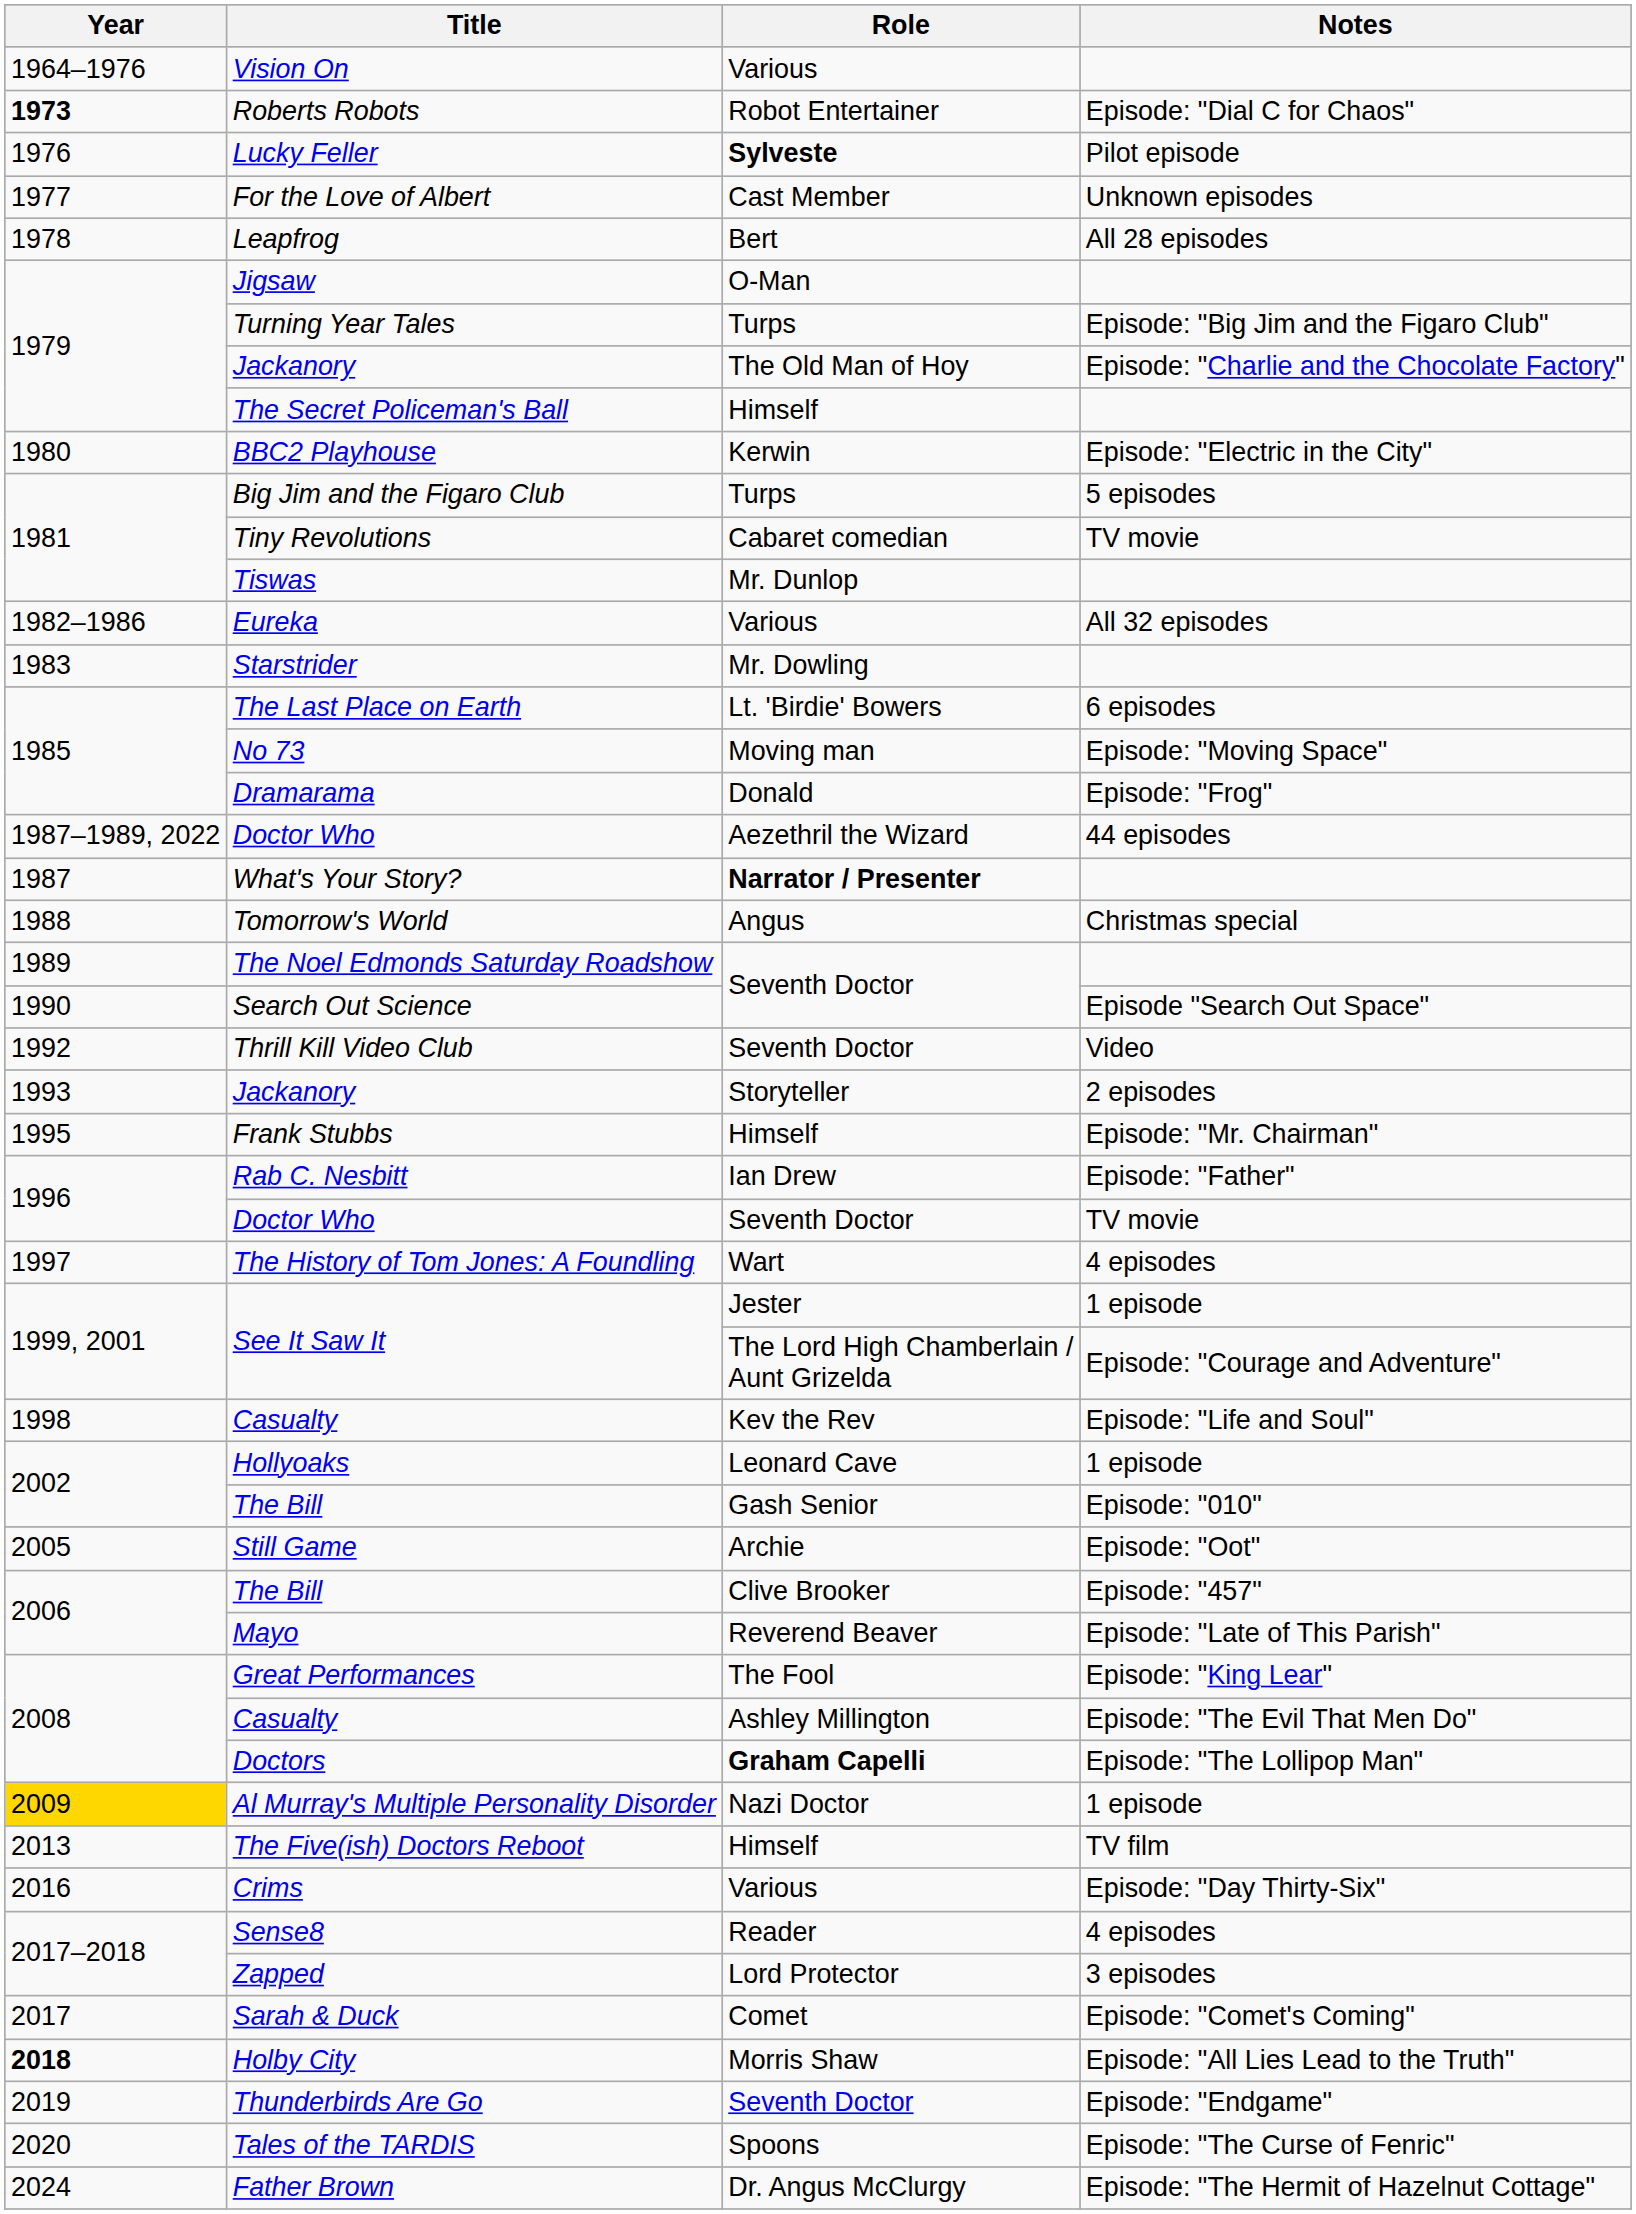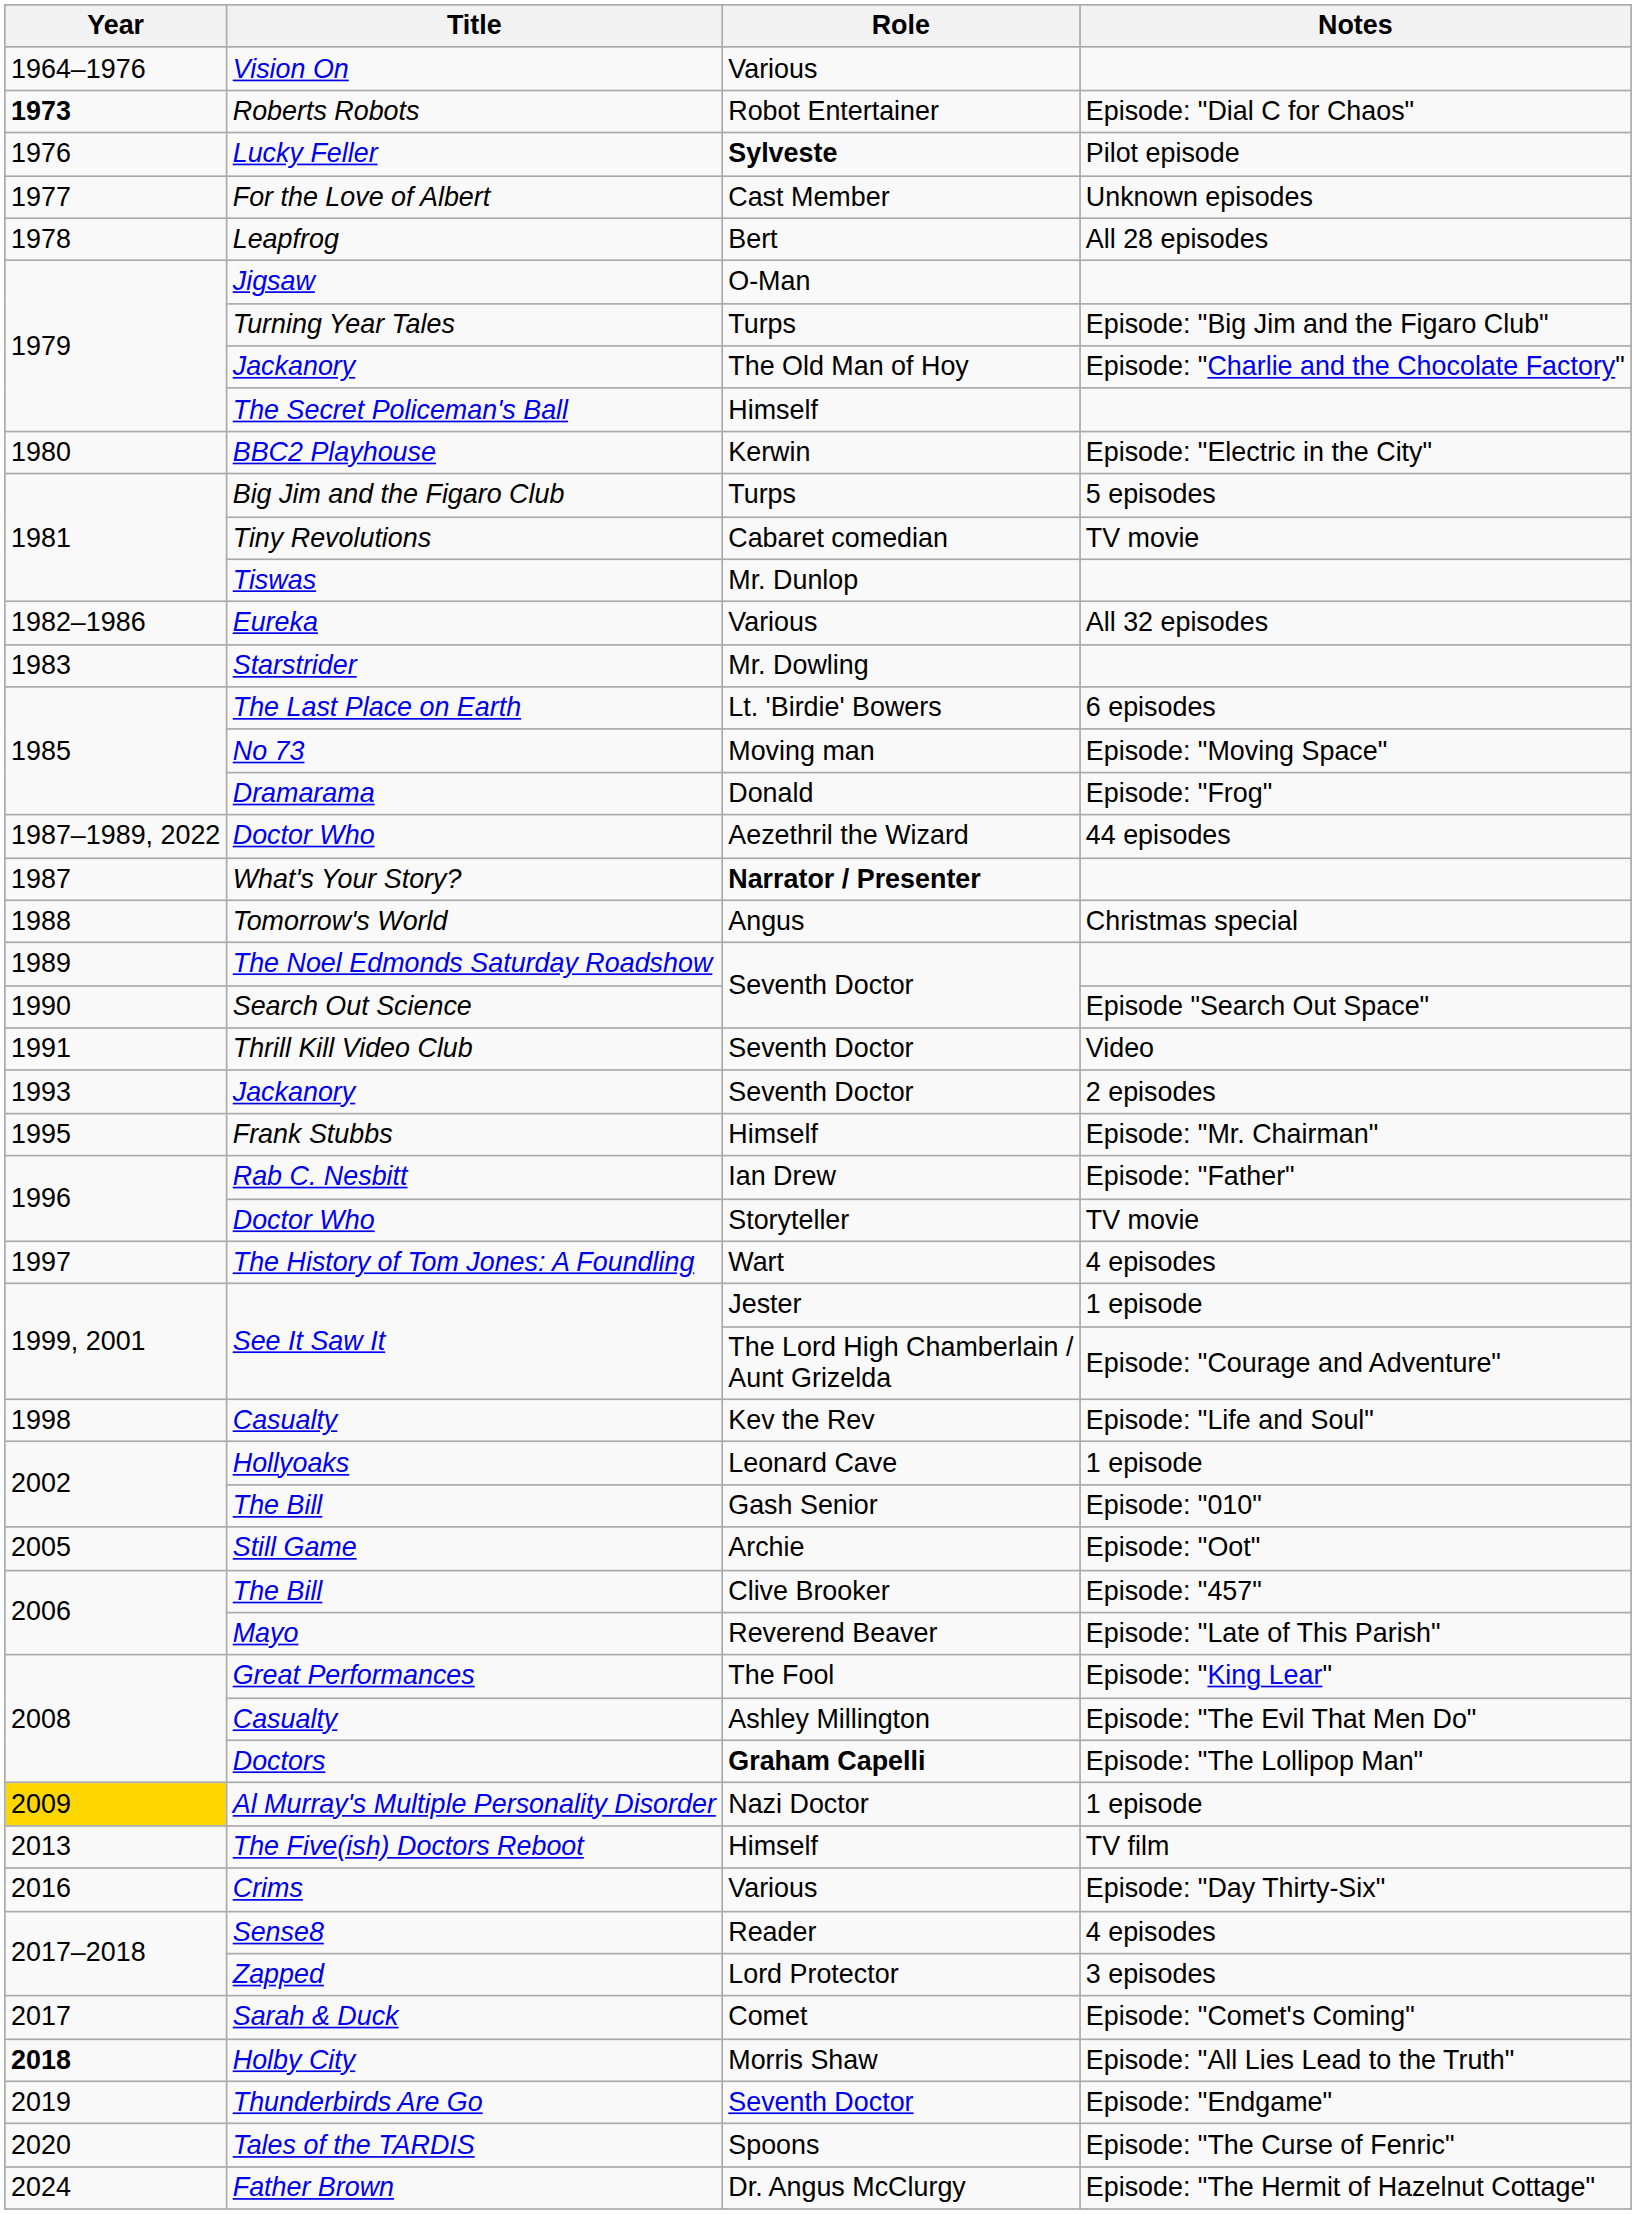(41, 1048) 1992 -> (41, 1048) 1991
(789, 1091) Storyteller -> (821, 1091) Seventh Doctor
(821, 1219) Seventh Doctor -> (789, 1219) Storyteller
